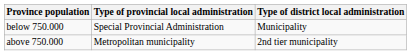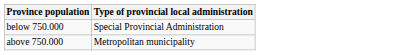- column: (331, 12)
